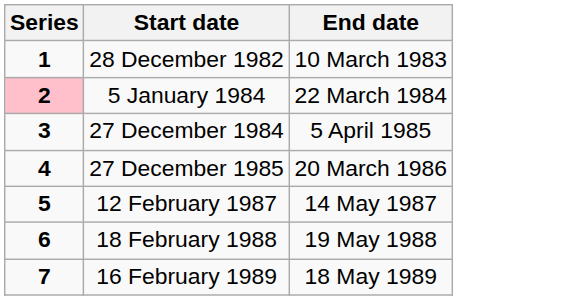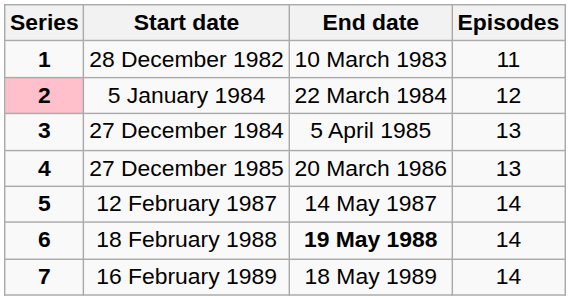+ column: (508, 22)
(371, 240) normal -> (371, 240) bold
